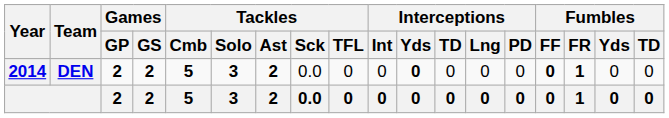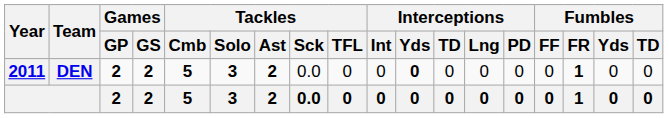(27, 71) 2014 -> (27, 71) 2011
(550, 71) bold -> (549, 71) normal
